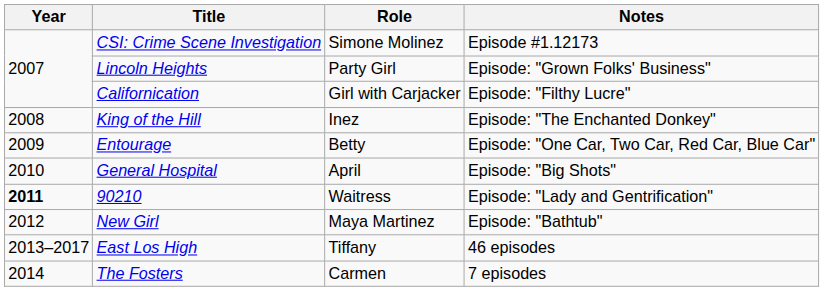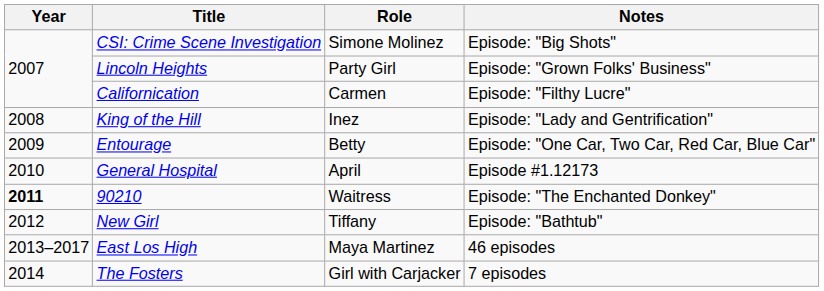(533, 42) Episode #1.12173 -> (542, 42) Episode: "Big Shots"
(395, 94) Girl with Carjacker -> (357, 94) Carmen
(592, 119) Episode: "The Enchanted Donkey" -> (591, 119) Episode: "Lady and Gentrification"
(542, 171) Episode: "Big Shots" -> (533, 171) Episode #1.12173
(591, 196) Episode: "Lady and Gentrification" -> (592, 196) Episode: "The Enchanted Donkey"
(382, 222) Maya Martinez -> (352, 222) Tiffany
(352, 247) Tiffany -> (382, 247) Maya Martinez
(357, 273) Carmen -> (395, 273) Girl with Carjacker
